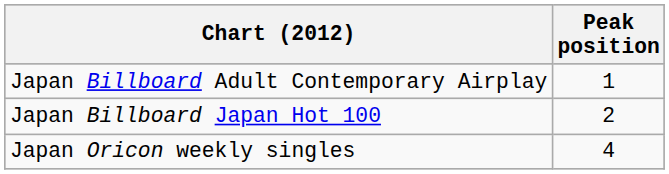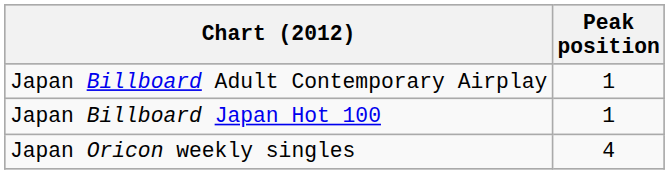(609, 116) 2 -> (609, 116) 1
